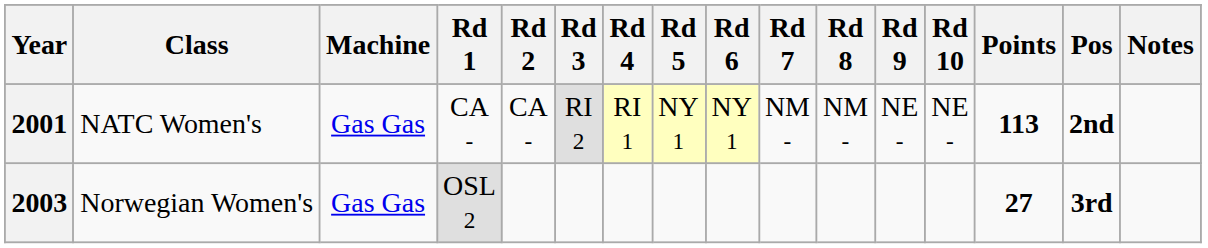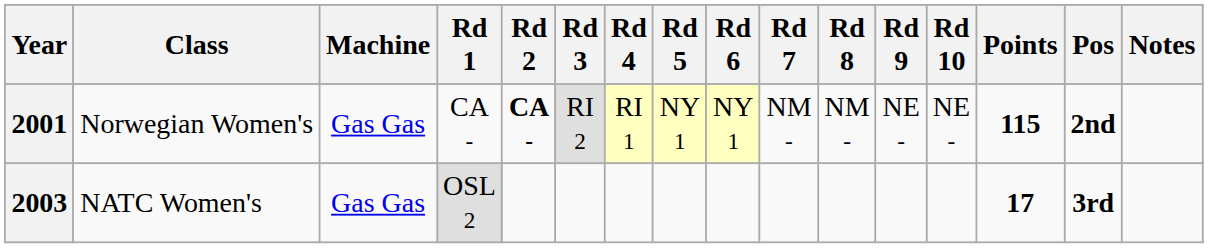(171, 123) NATC Women's -> (197, 123) Norwegian Women's
(528, 123) normal -> (529, 123) bold
(1019, 123) 113 -> (1020, 123) 115
(197, 202) Norwegian Women's -> (171, 202) NATC Women's
(1019, 202) 27 -> (1020, 202) 17
